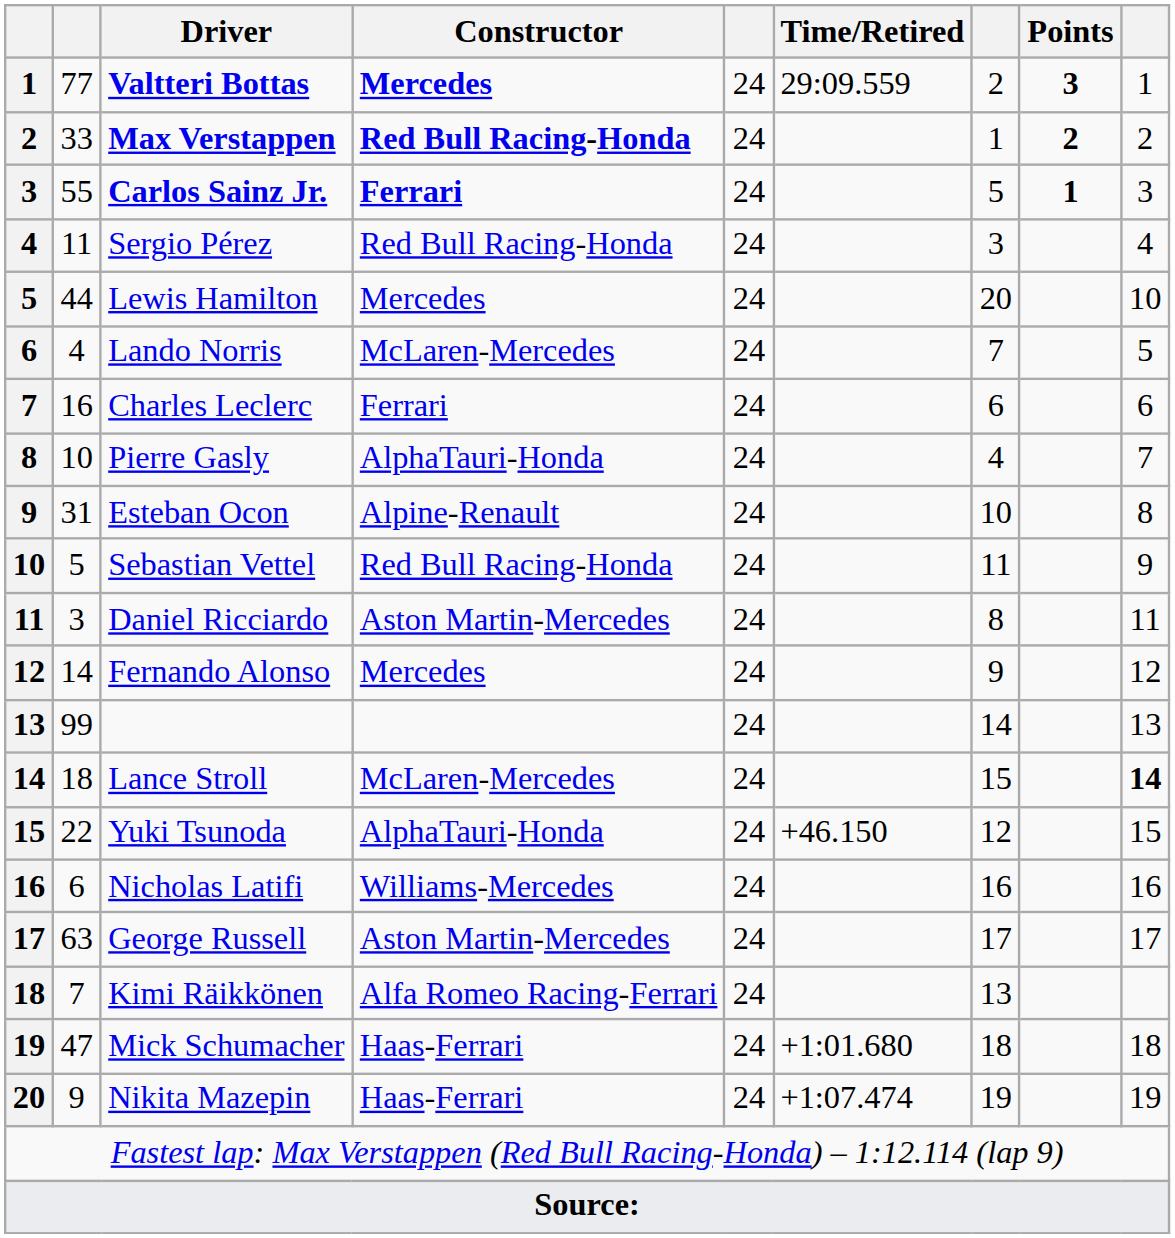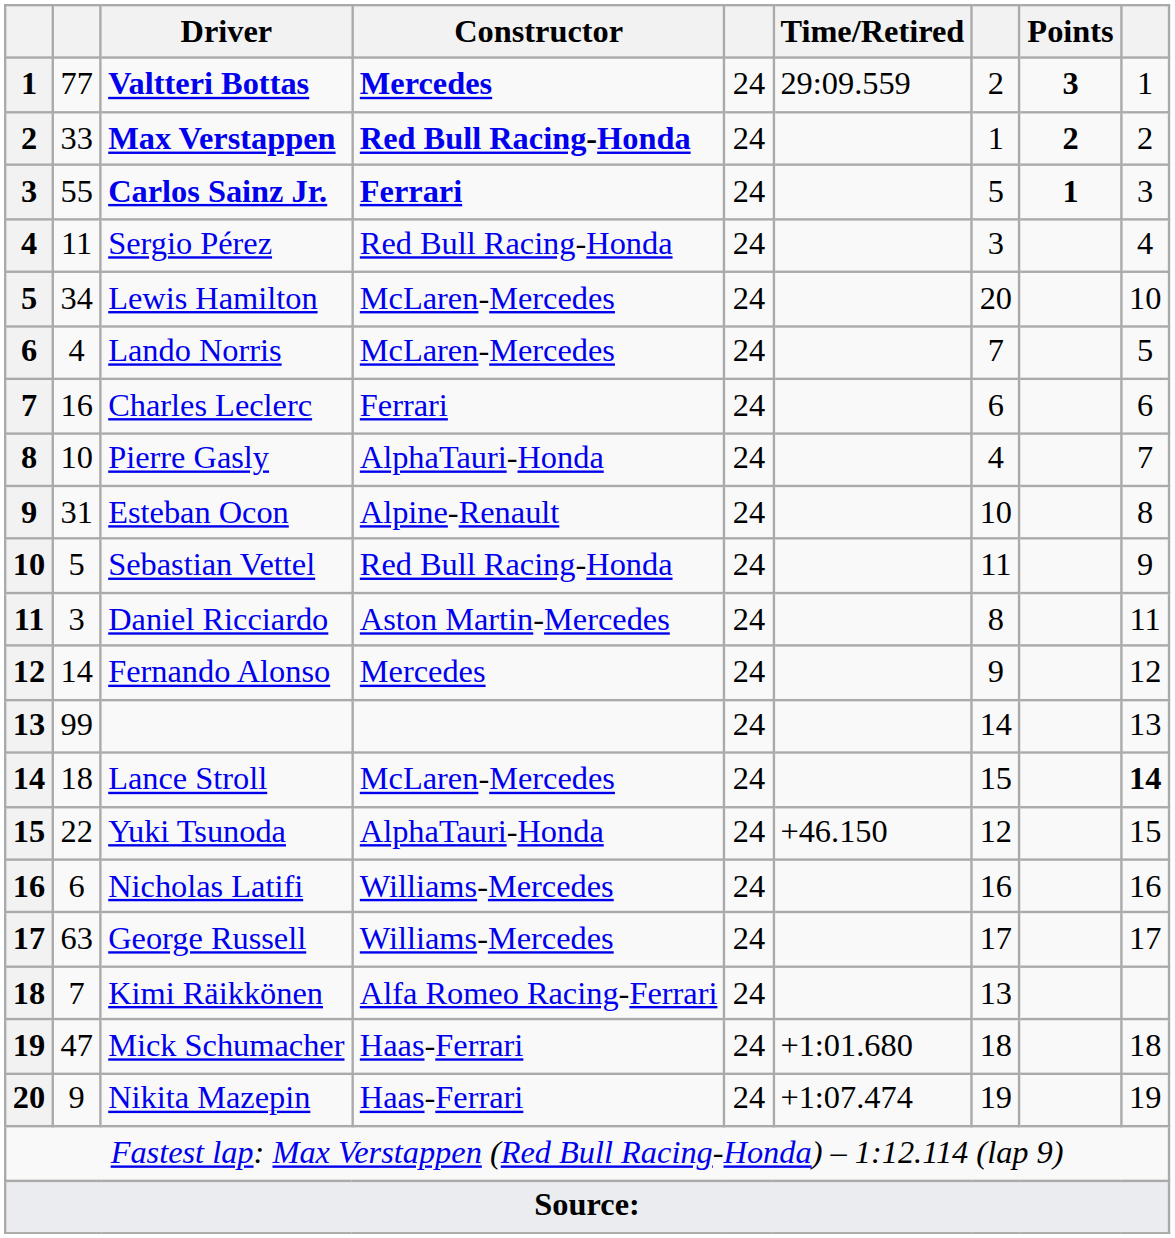(77, 297) 44 -> (77, 297) 34
(423, 297) Mercedes -> (487, 297) McLaren-Mercedes
(515, 938) Aston Martin-Mercedes -> (487, 938) Williams-Mercedes
